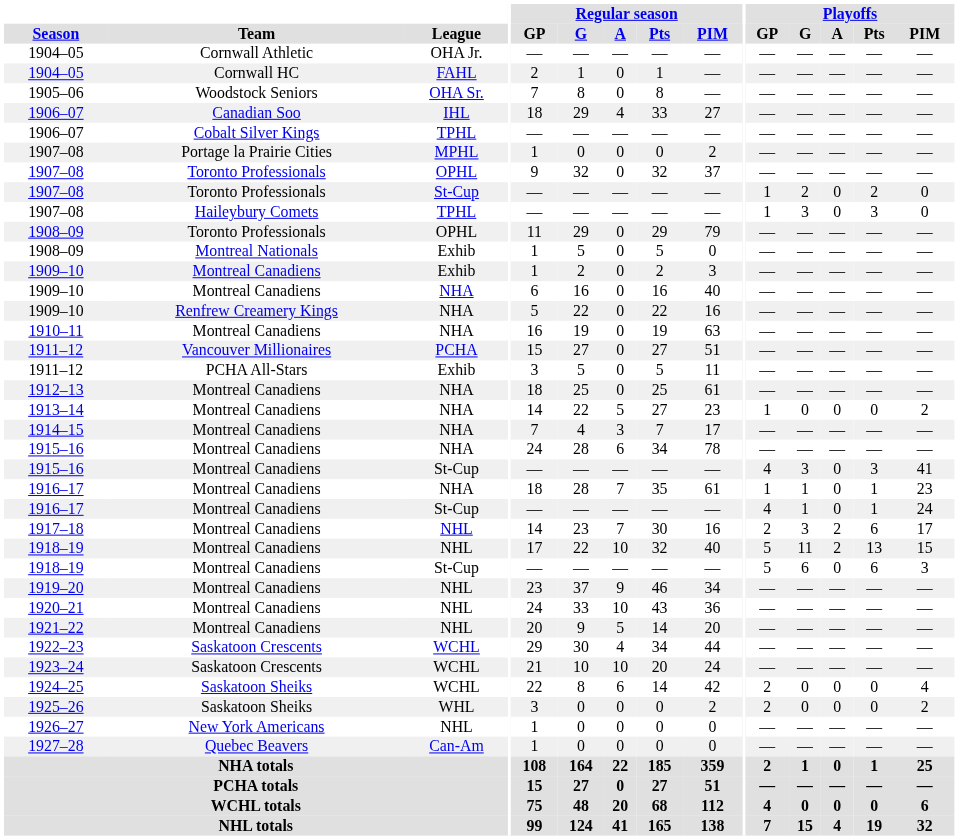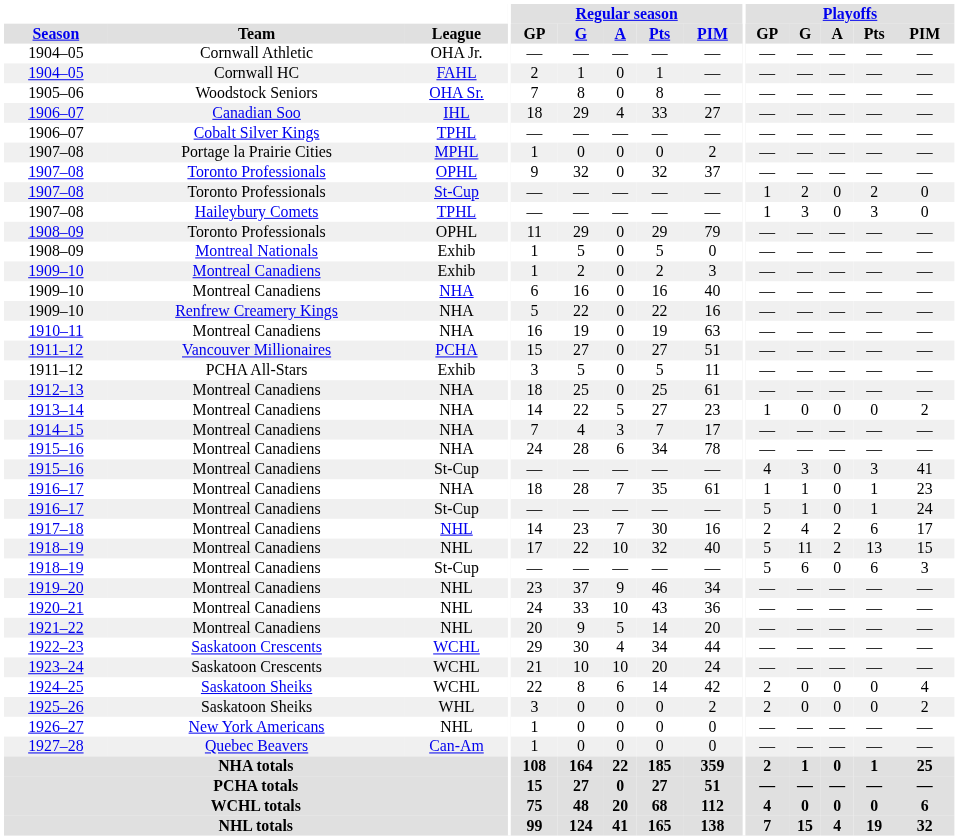(767, 508) 4 -> (767, 508) 5
(805, 528) 3 -> (805, 528) 4
